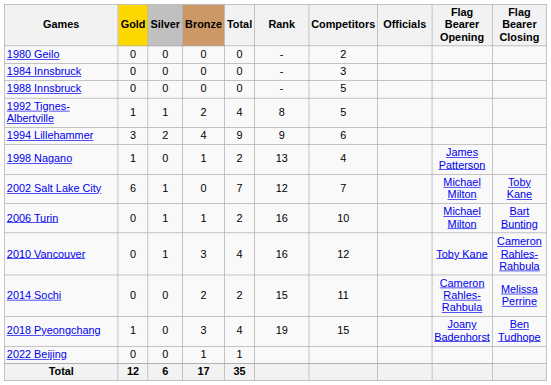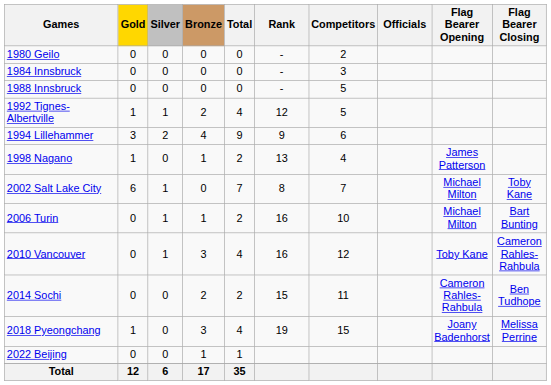(282, 112) 8 -> (282, 112) 12
(282, 188) 12 -> (282, 188) 8
(519, 295) Melissa Perrine -> (519, 295) Ben Tudhope
(519, 331) Ben Tudhope -> (519, 331) Melissa Perrine
